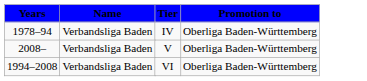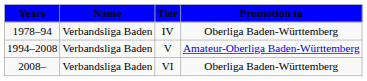(32, 48) 2008– -> (32, 48) 1994–2008
(250, 48) Oberliga Baden-Württemberg -> (271, 48) Amateur-Oberliga Baden-Württemberg
(32, 66) 1994–2008 -> (32, 66) 2008–
